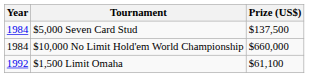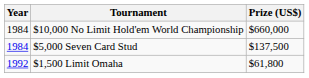rows swapped: (85, 30) <-> (138, 47)
(266, 64) $61,100 -> (266, 64) $61,800
